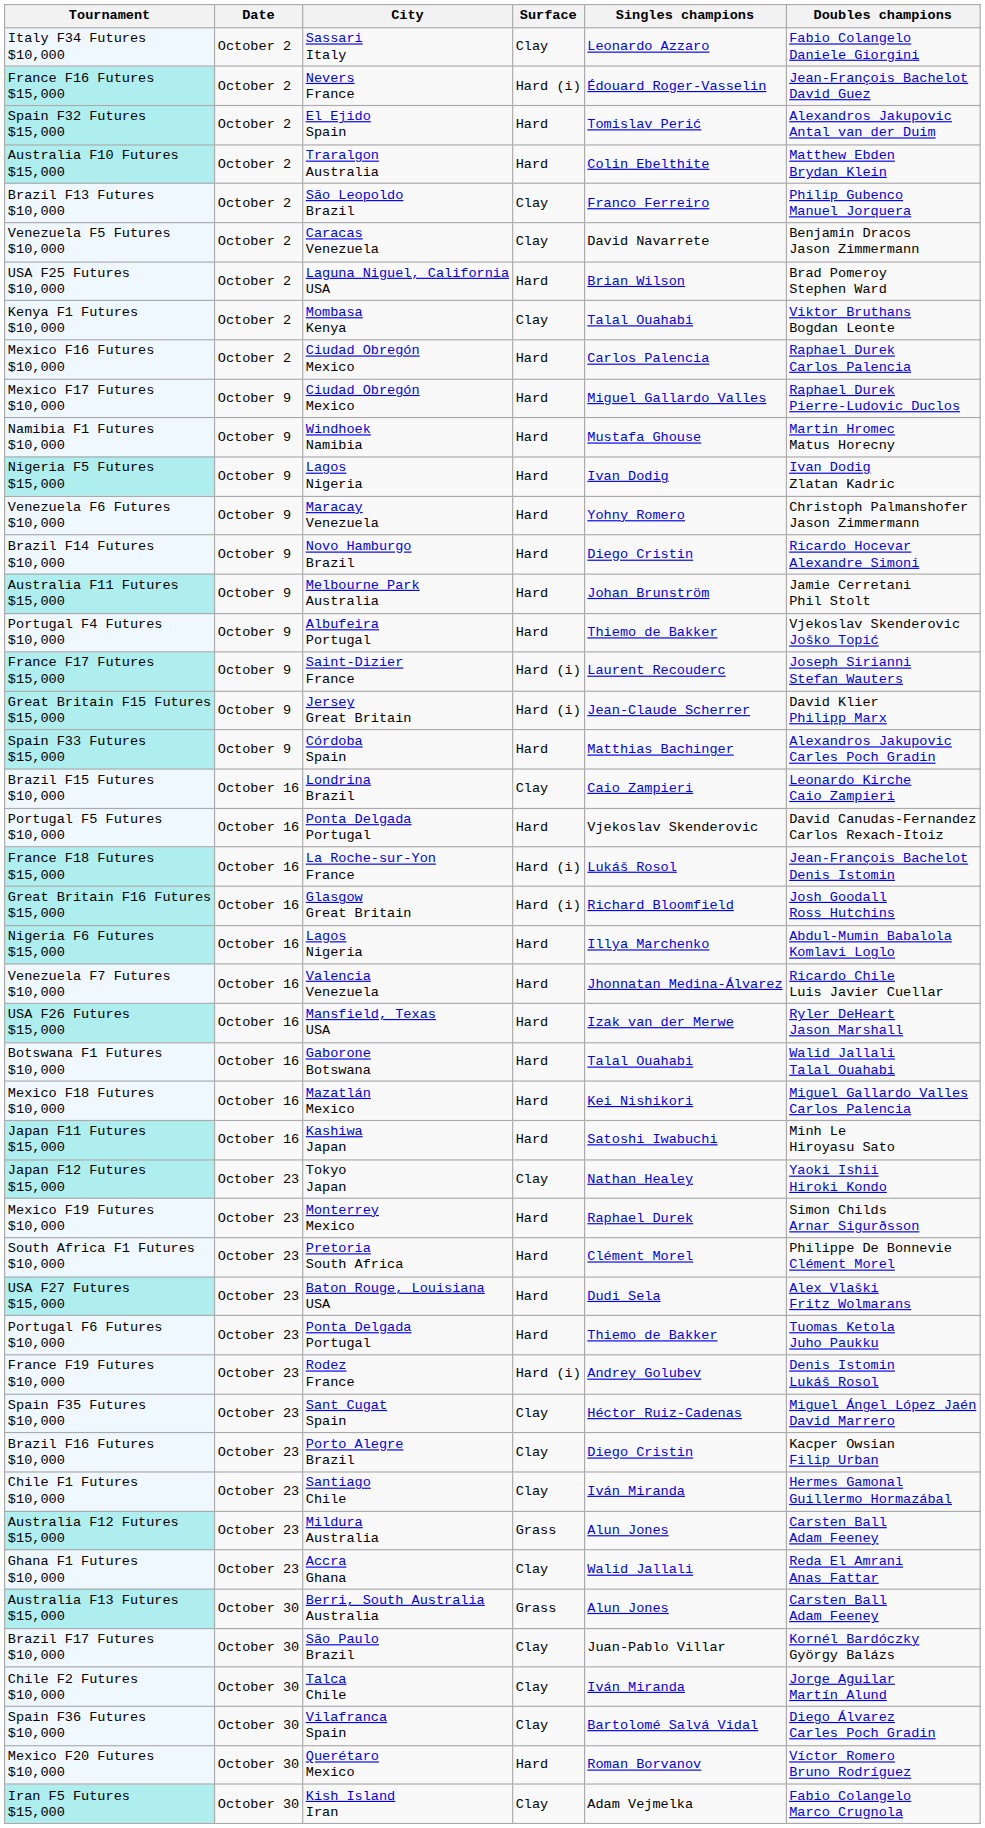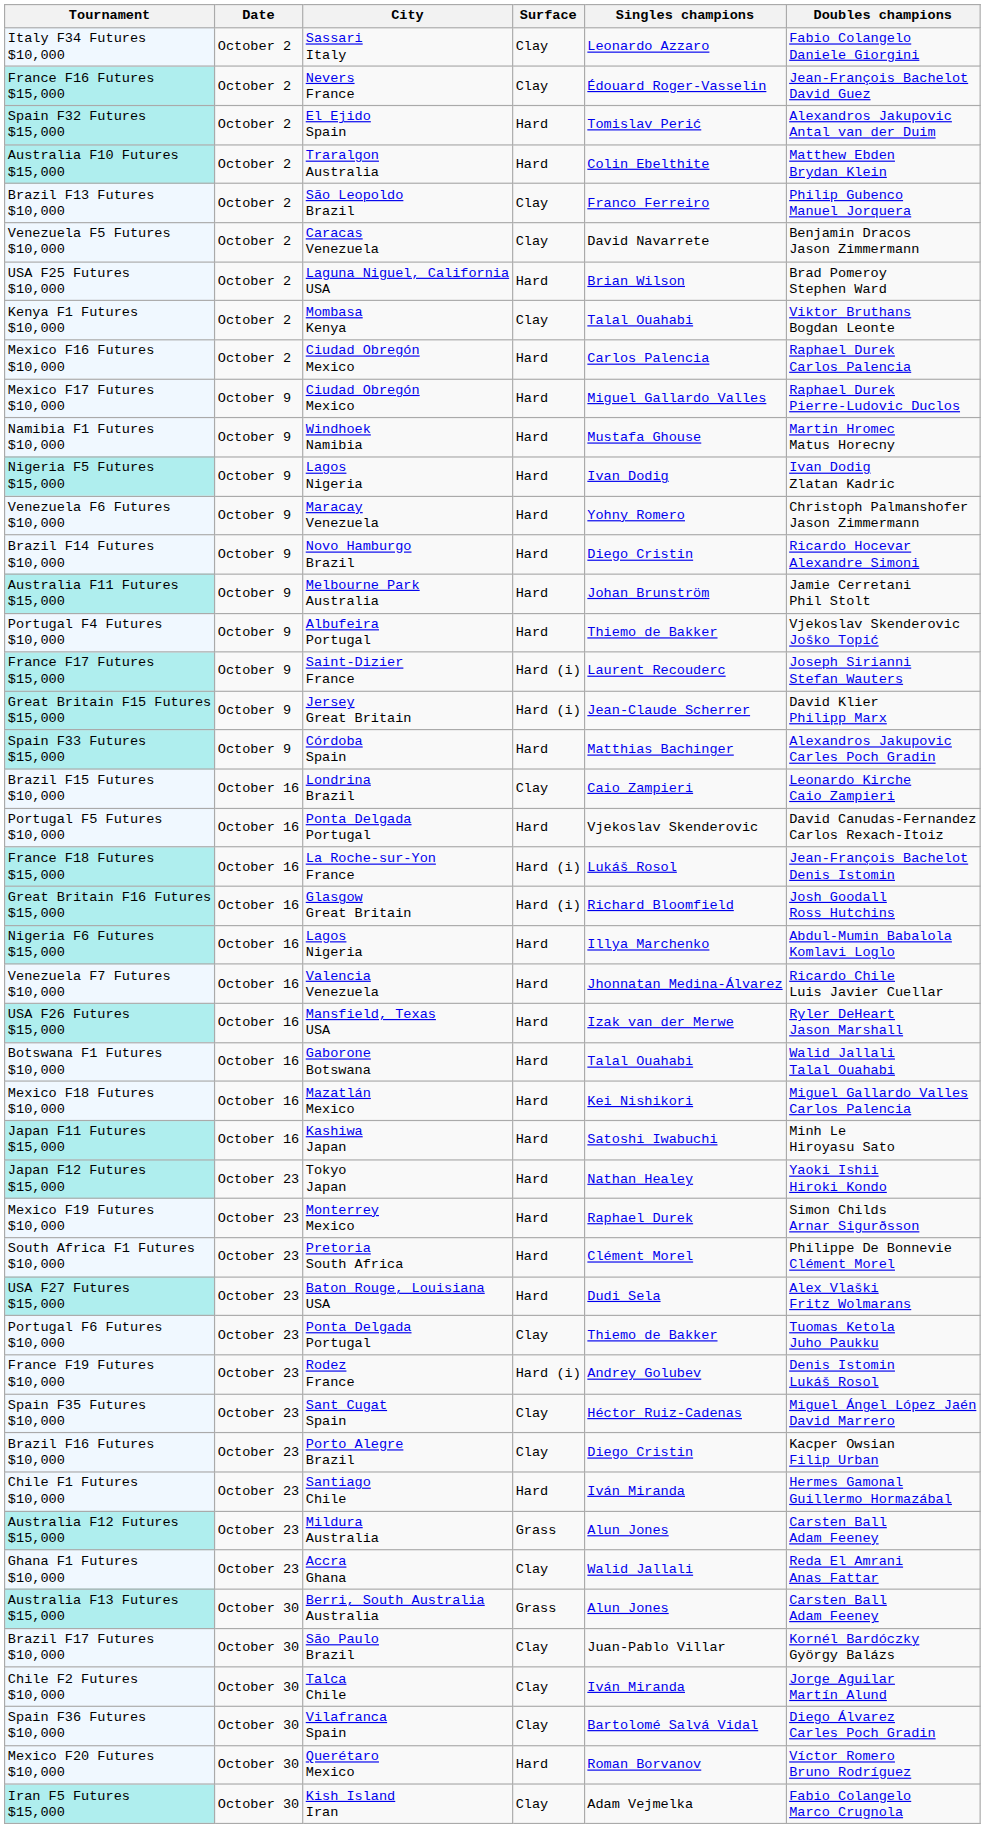(548, 86) Hard (i) -> (532, 86) Clay
(532, 1179) Clay -> (532, 1179) Hard
(532, 1335) Hard -> (532, 1335) Clay
(532, 1491) Clay -> (532, 1491) Hard
